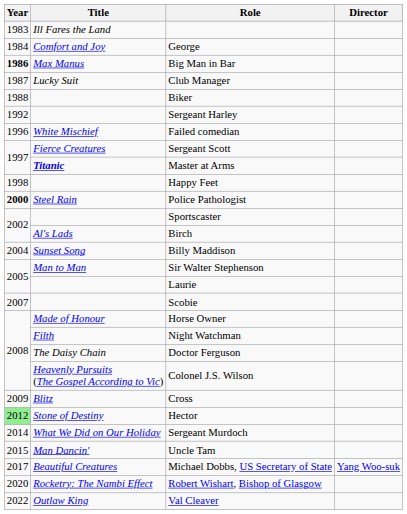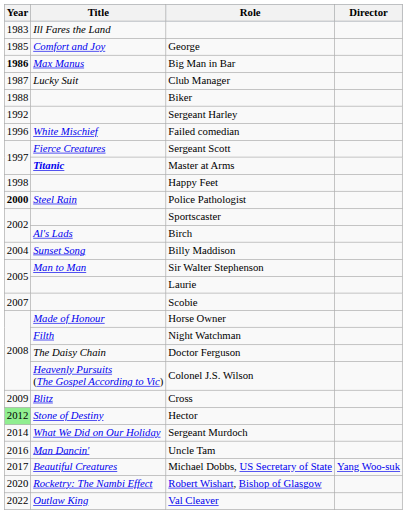(18, 47) 1984 -> (18, 47) 1985
(18, 450) 2015 -> (18, 450) 2016
